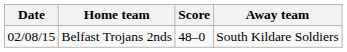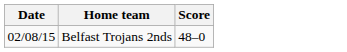- column: (277, 15)
